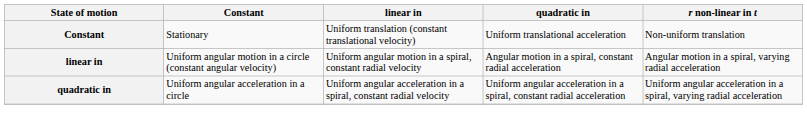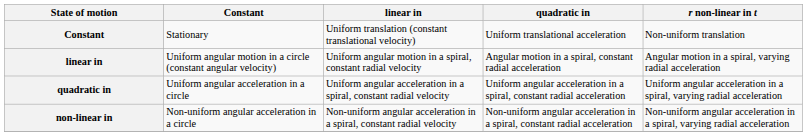+ row: (84, 117)
